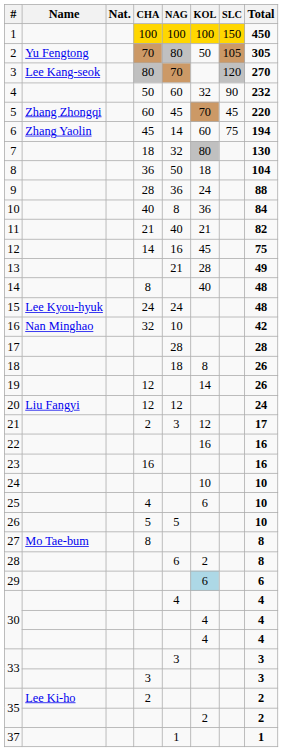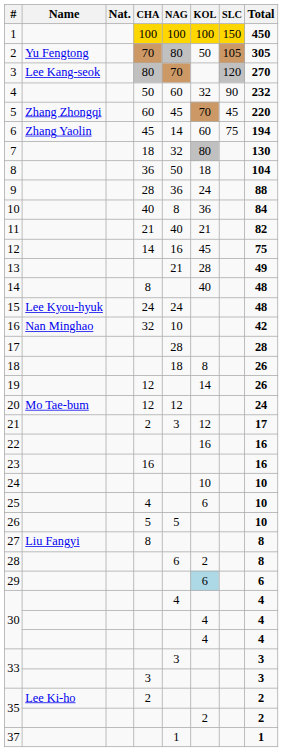(52, 405) Liu Fangyi -> (57, 405) Mo Tae-bum
(57, 541) Mo Tae-bum -> (52, 541) Liu Fangyi
